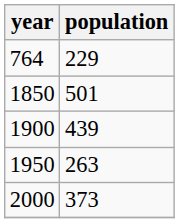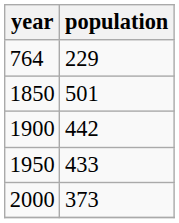(82, 128) 439 -> (82, 128) 442
(82, 164) 263 -> (82, 164) 433
